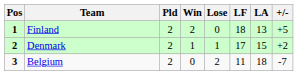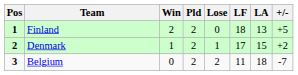columns swapped: (170, 12) <-> (192, 12)
